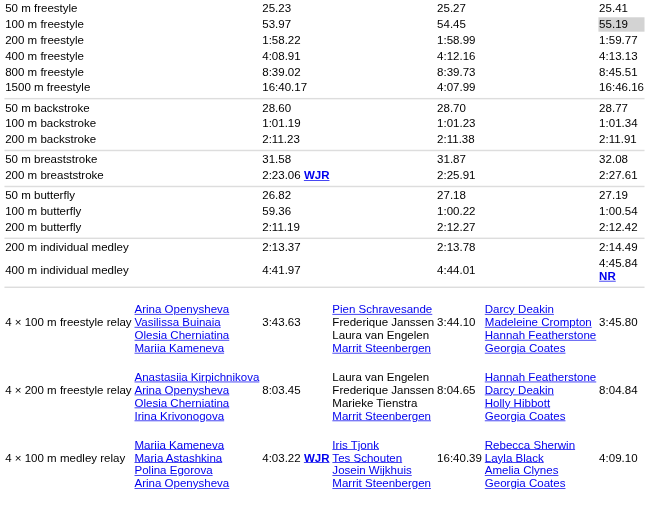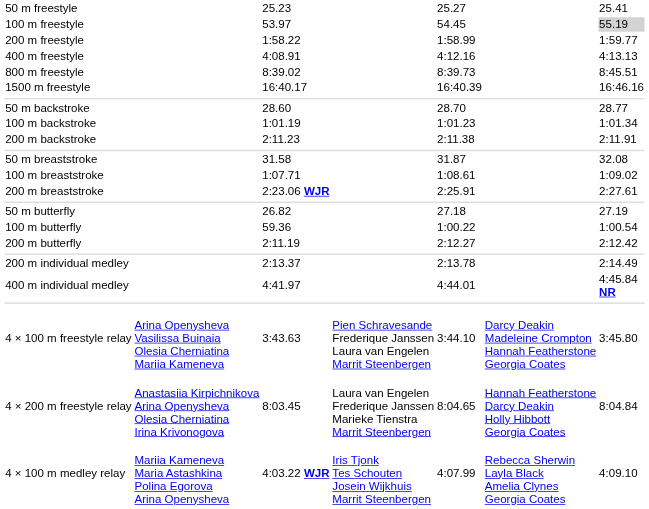(456, 87) 4:07.99 -> (459, 87) 16:40.39
+ row: (54, 175)
(459, 458) 16:40.39 -> (456, 473) 4:07.99
